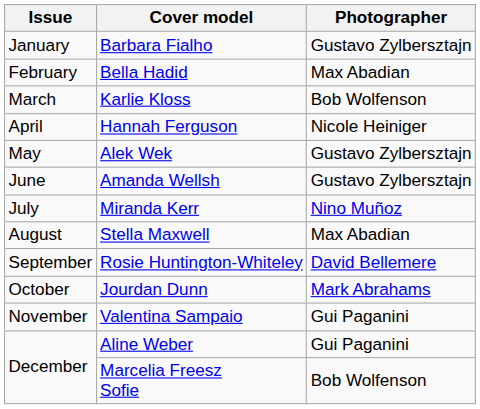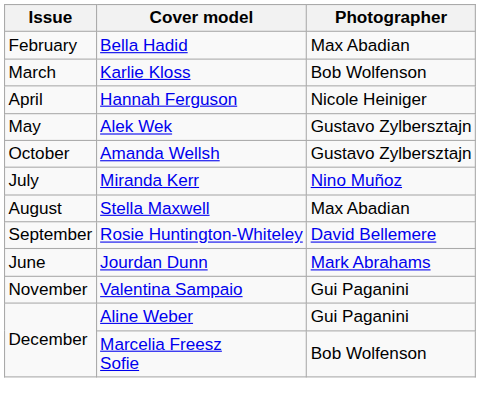- row: (156, 45)
(27, 180) June -> (39, 153) October
(39, 289) October -> (27, 262) June
